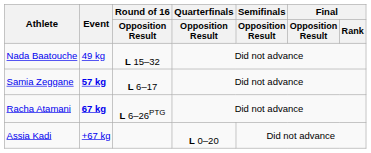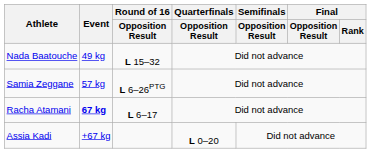(94, 82) bold -> (93, 83) normal
(142, 87) L 6–17 -> (142, 89) L 6–26PTG
(142, 114) L 6–26PTG -> (142, 116) L 6–17
